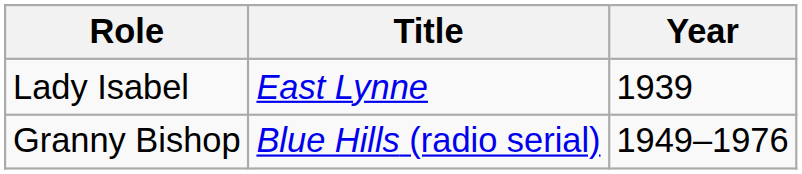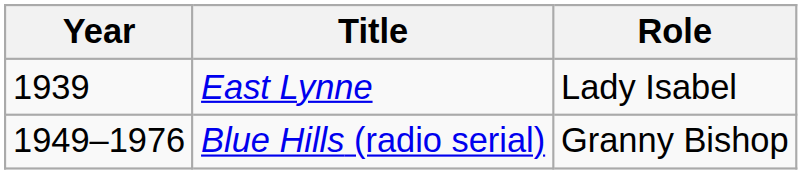columns swapped: (702, 31) <-> (127, 31)
